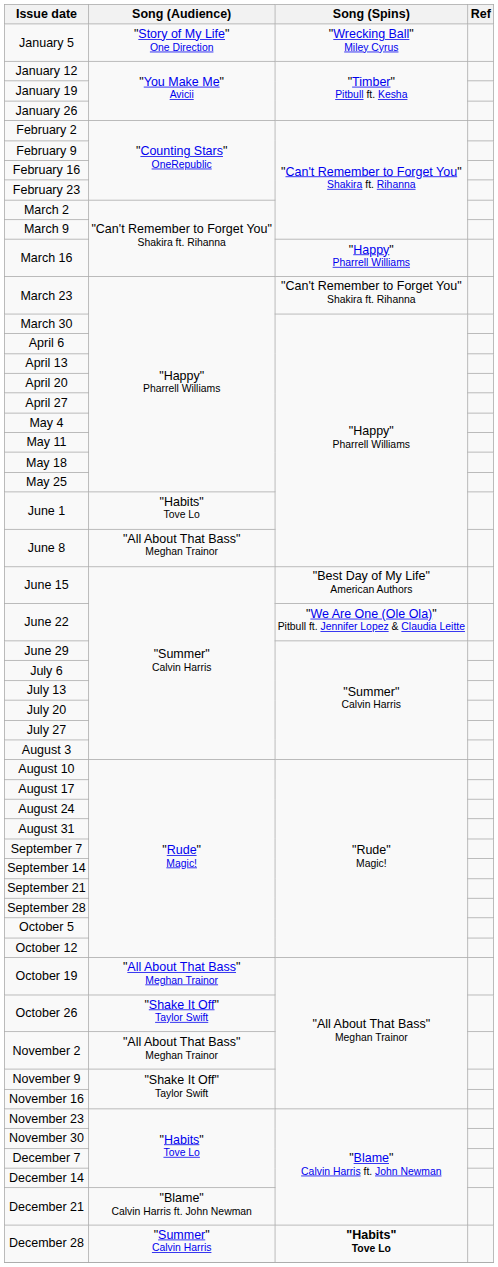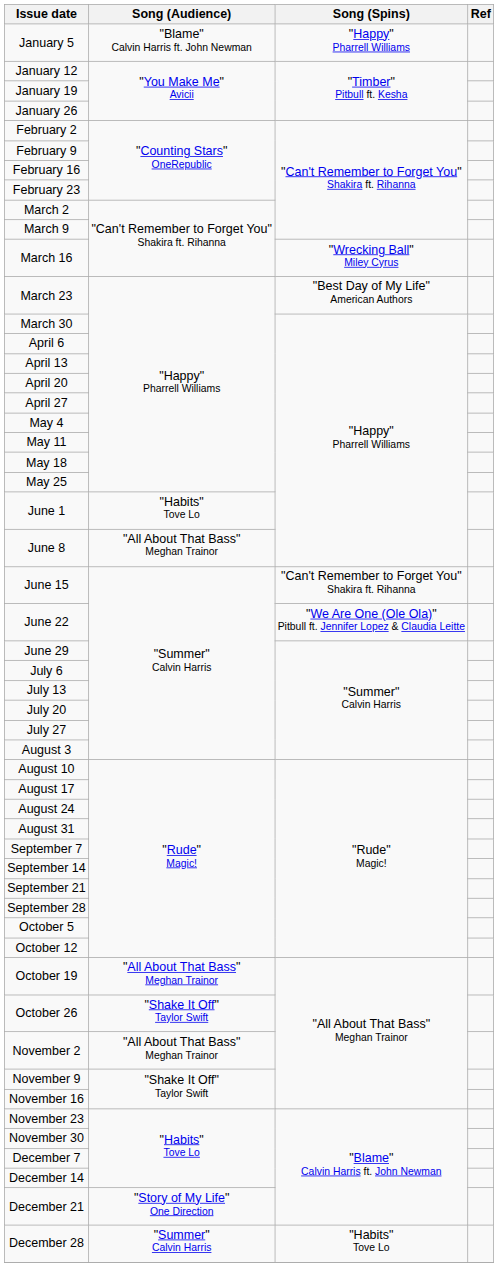(182, 40) "Story of My Life" One Direction -> (182, 40) "Blame" Calvin Harris ft. John Newman
(371, 40) "Wrecking Ball" Miley Cyrus -> (371, 40) "Happy" Pharrell Williams
(371, 255) "Happy" Pharrell Williams -> (371, 255) "Wrecking Ball" Miley Cyrus
(371, 292) "Can't Remember to Forget You" Shakira ft. Rihanna -> (371, 292) "Best Day of My Life" American Authors
(371, 582) "Best Day of My Life" American Authors -> (371, 582) "Can't Remember to Forget You" Shakira ft. Rihanna
(182, 1204) "Blame" Calvin Harris ft. John Newman -> (182, 1204) "Story of My Life" One Direction
(371, 1243) bold -> (371, 1241) normal
